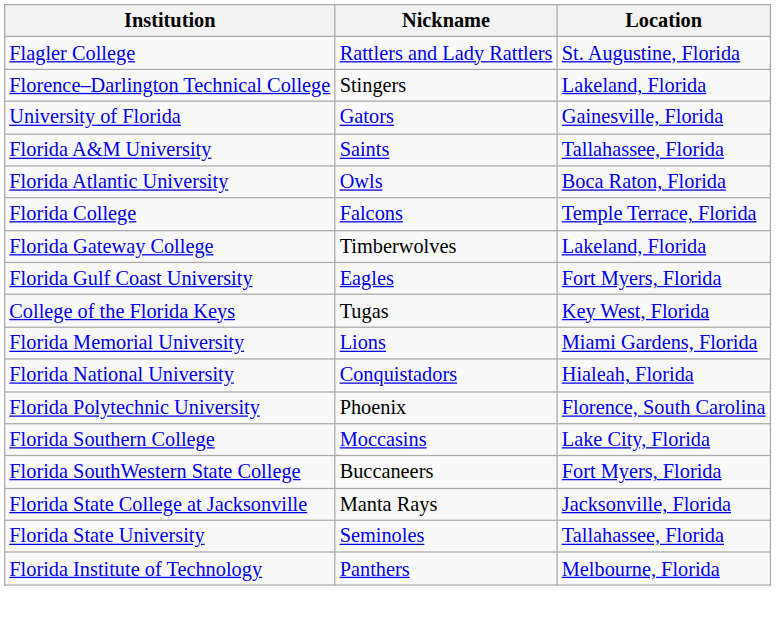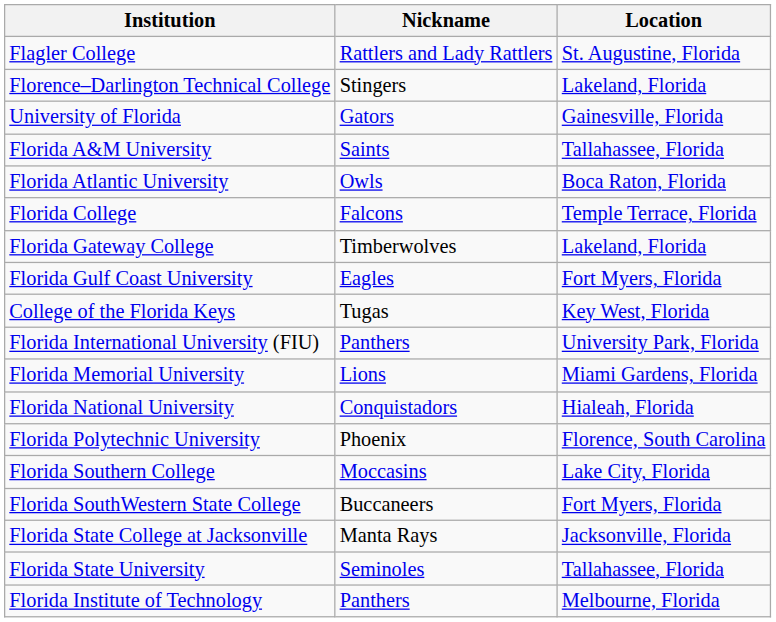+ row: (164, 342)
